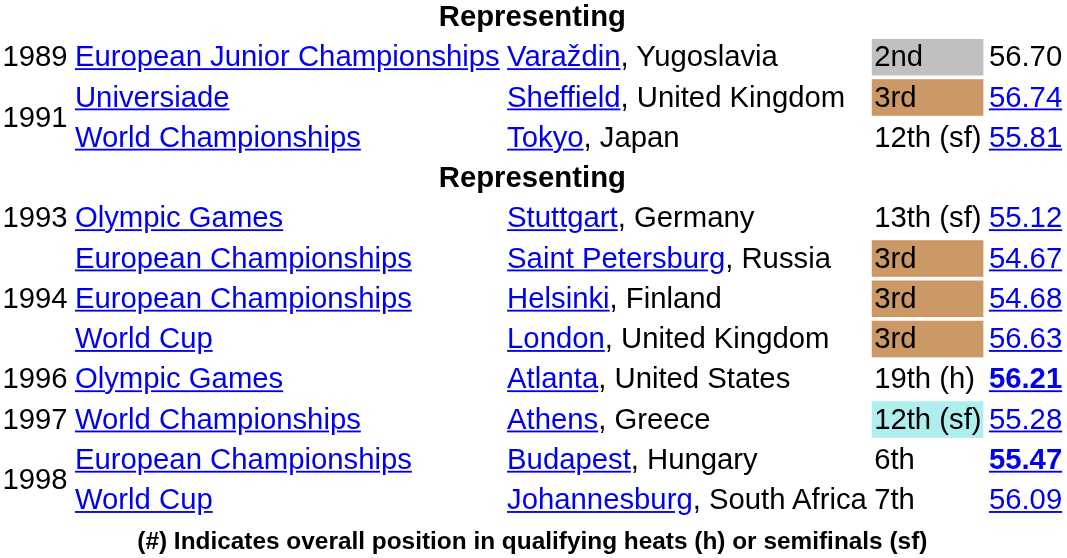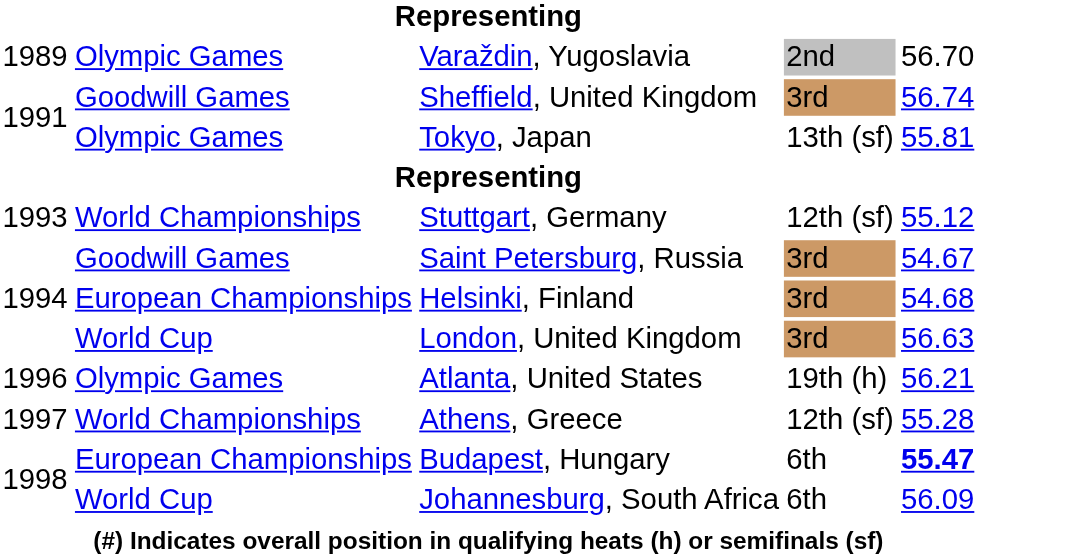(287, 56) European Junior Championships -> (179, 56) Olympic Games
(152, 97) Universiade -> (182, 97) Goodwill Games
(218, 137) World Championships -> (179, 137) Olympic Games
(928, 137) 12th (sf) -> (840, 137) 13th (sf)
(179, 217) Olympic Games -> (218, 217) World Championships
(928, 217) 13th (sf) -> (840, 217) 12th (sf)
(243, 258) European Championships -> (182, 258) Goodwill Games
(1026, 378) bold -> (938, 378) normal
(928, 419) paleturquoise background -> (840, 419) no background
(895, 499) 7th -> (807, 499) 6th
